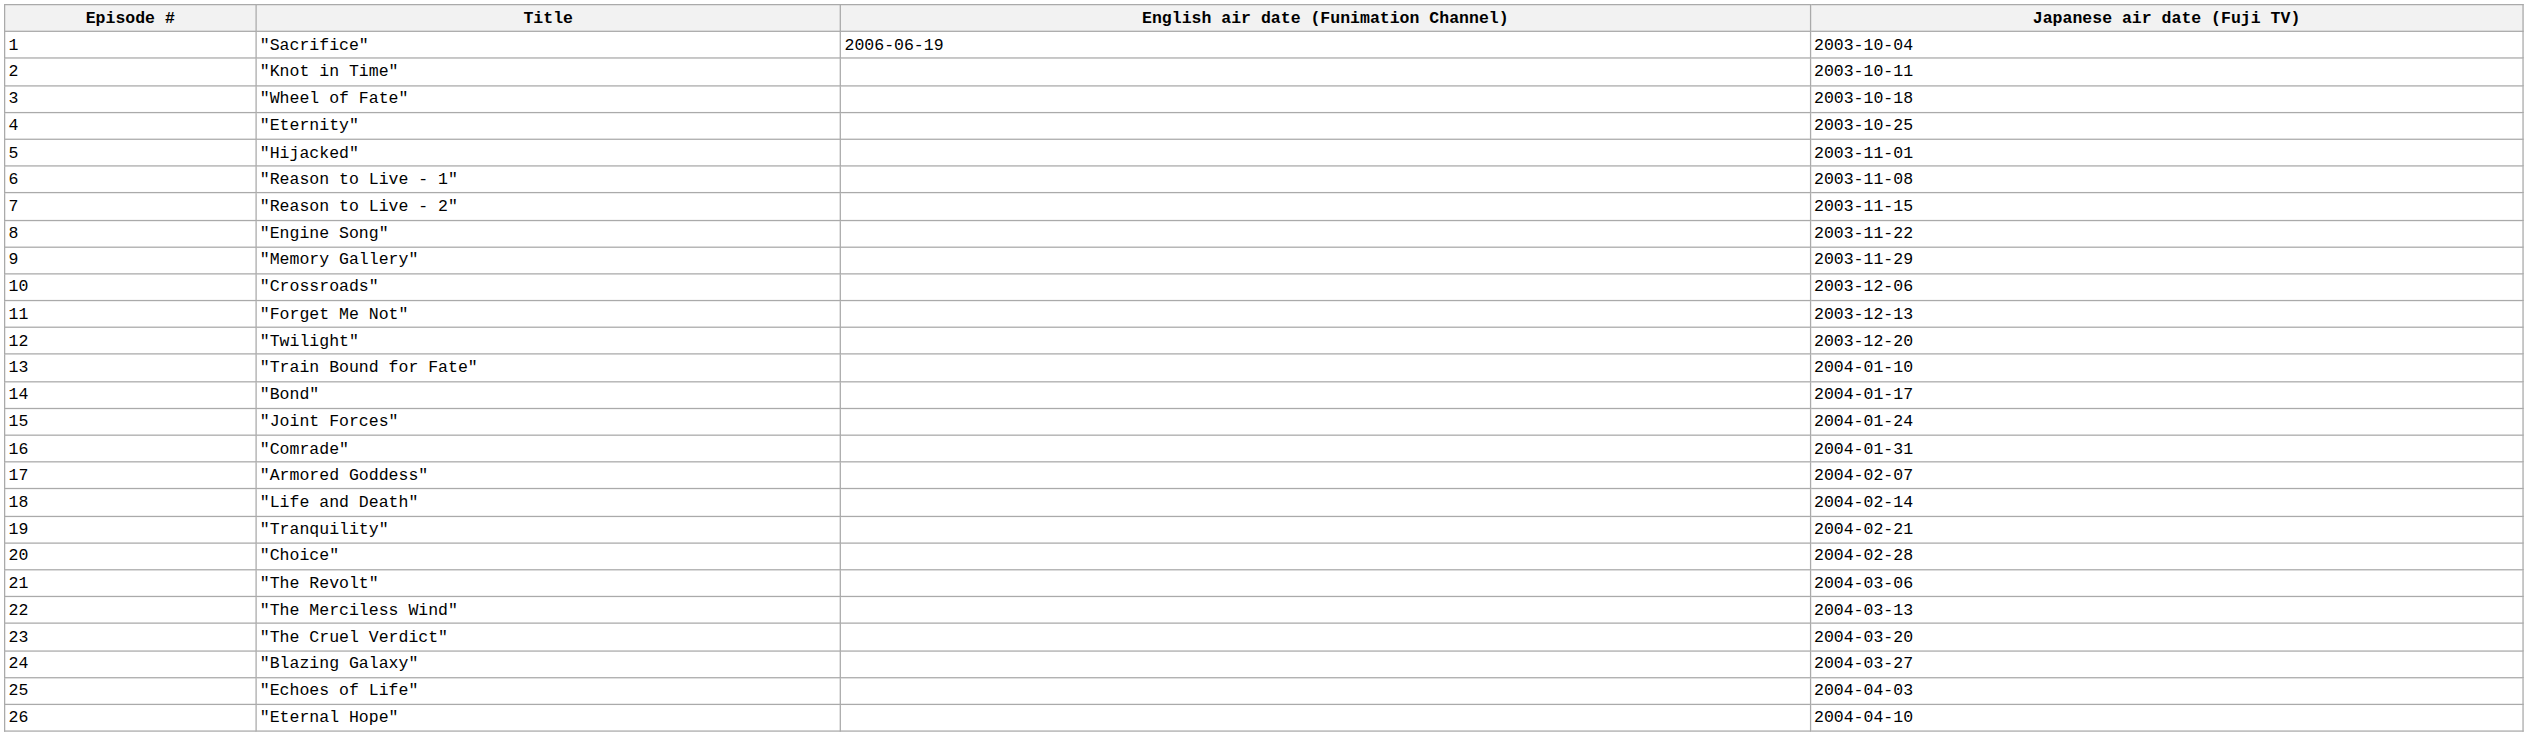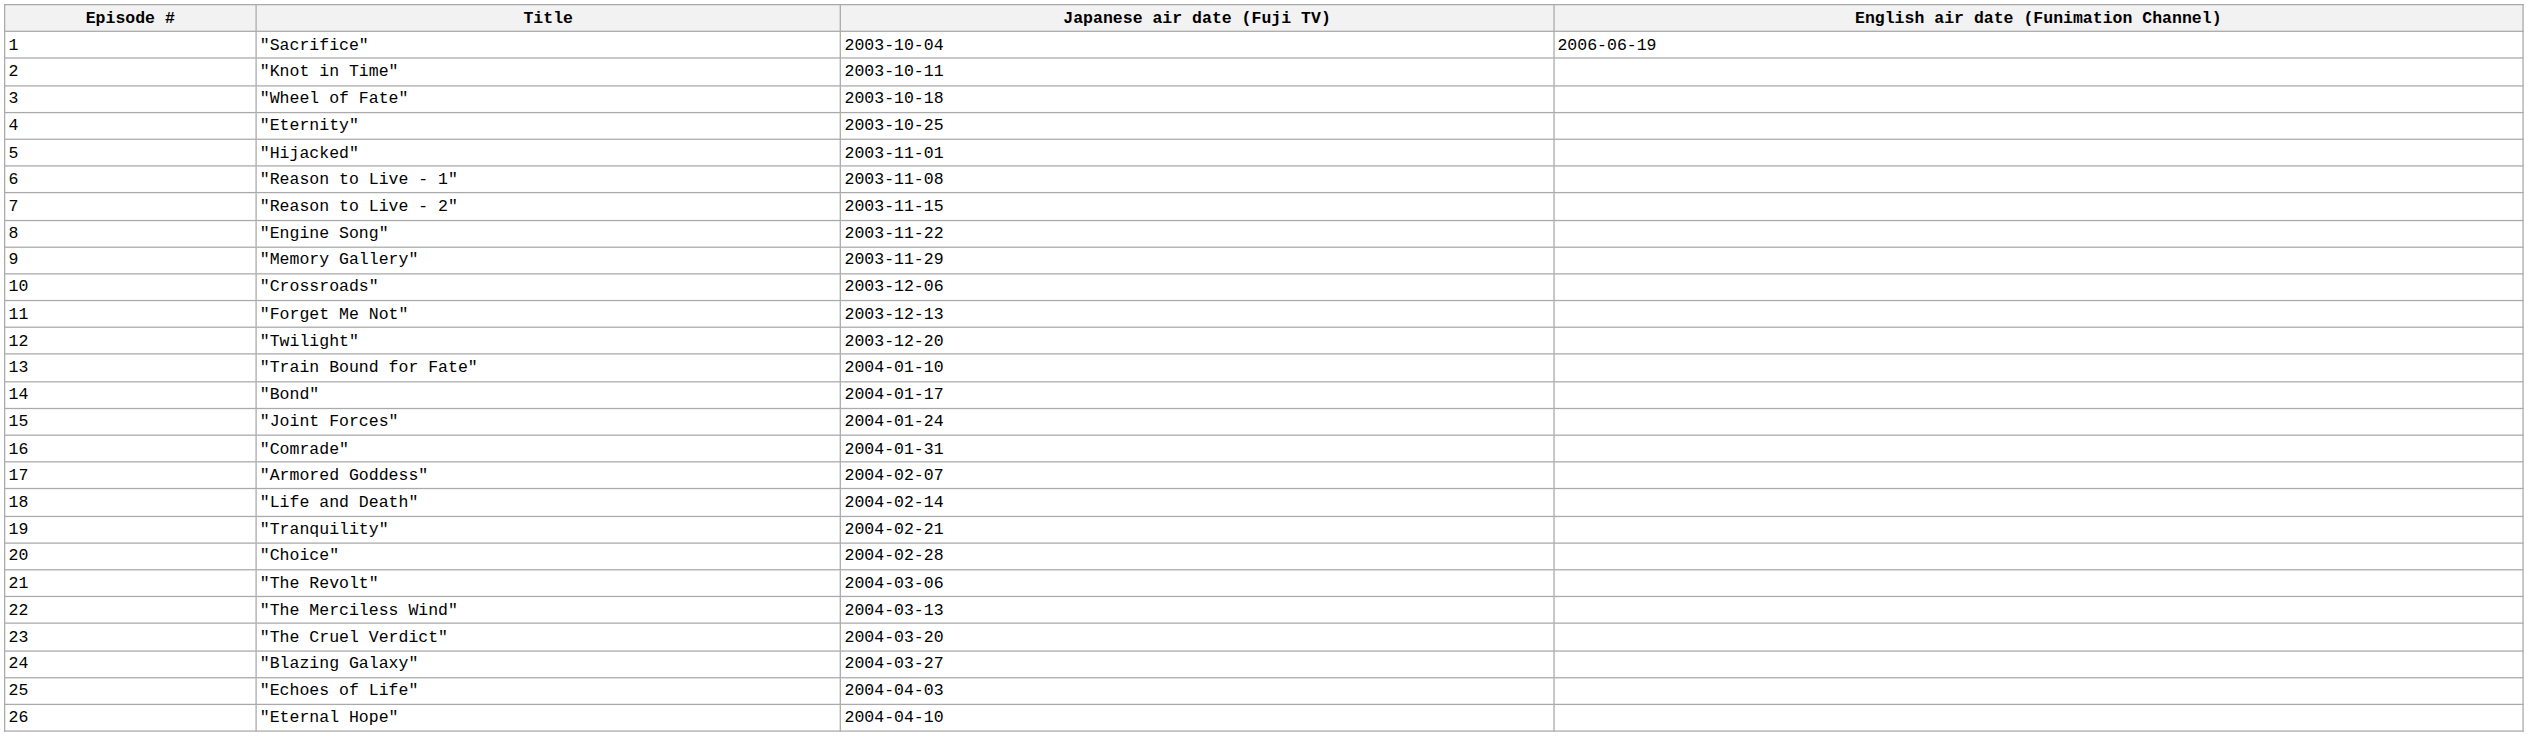columns swapped: (2167, 18) <-> (1325, 18)
